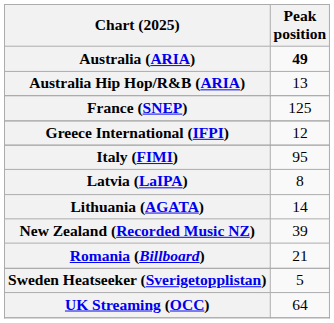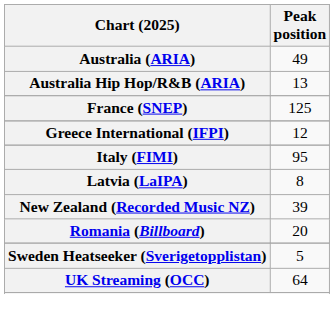(300, 58) bold -> (300, 58) normal
- row: (137, 206)
(300, 255) 21 -> (300, 231) 20
